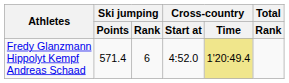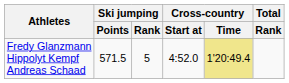(113, 59) 571.4 -> (113, 59) 571.5
(147, 59) 6 -> (147, 59) 5
